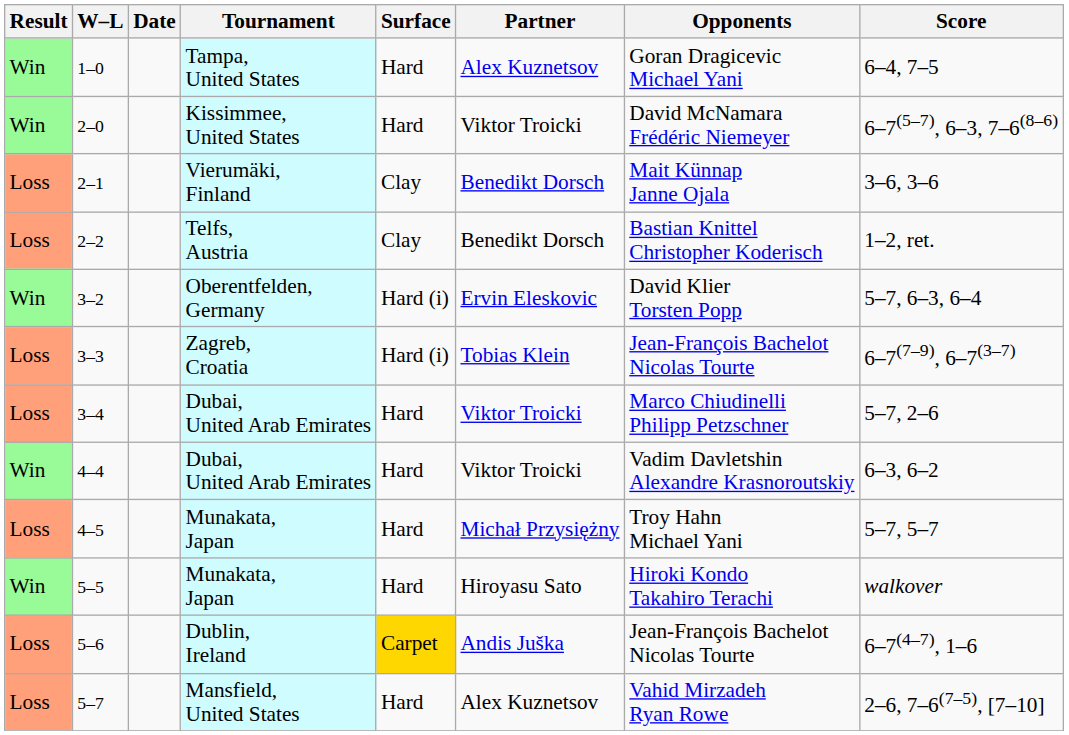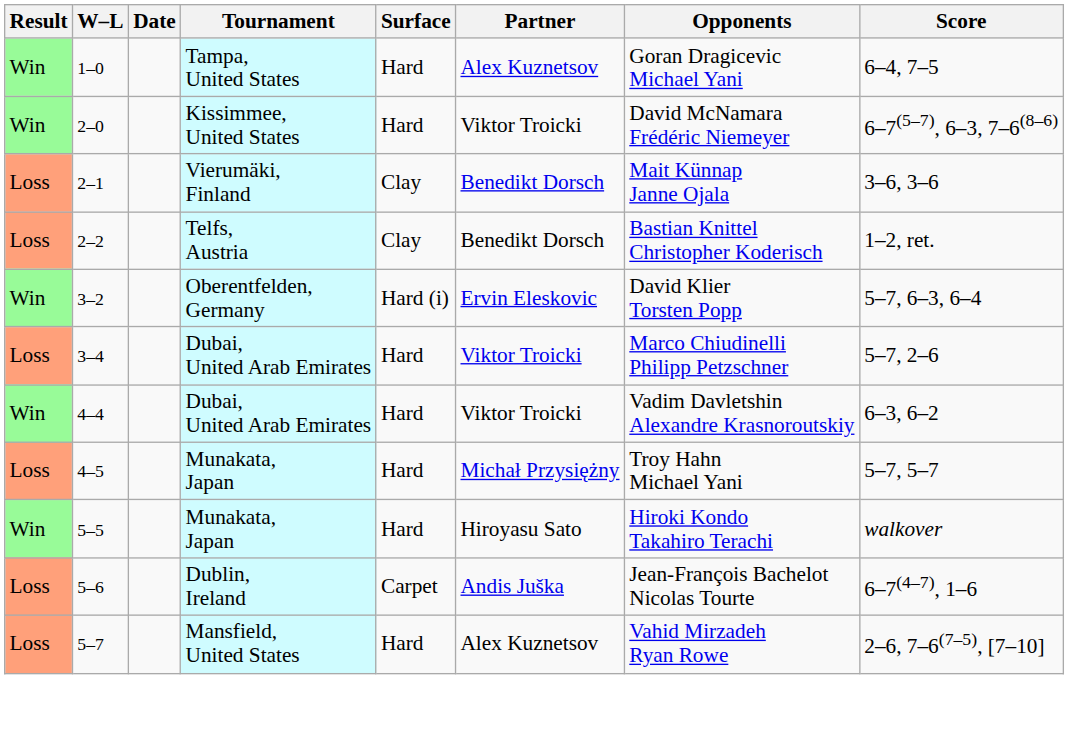- row: (91, 356)
(409, 643) gold background -> (409, 586) no background
